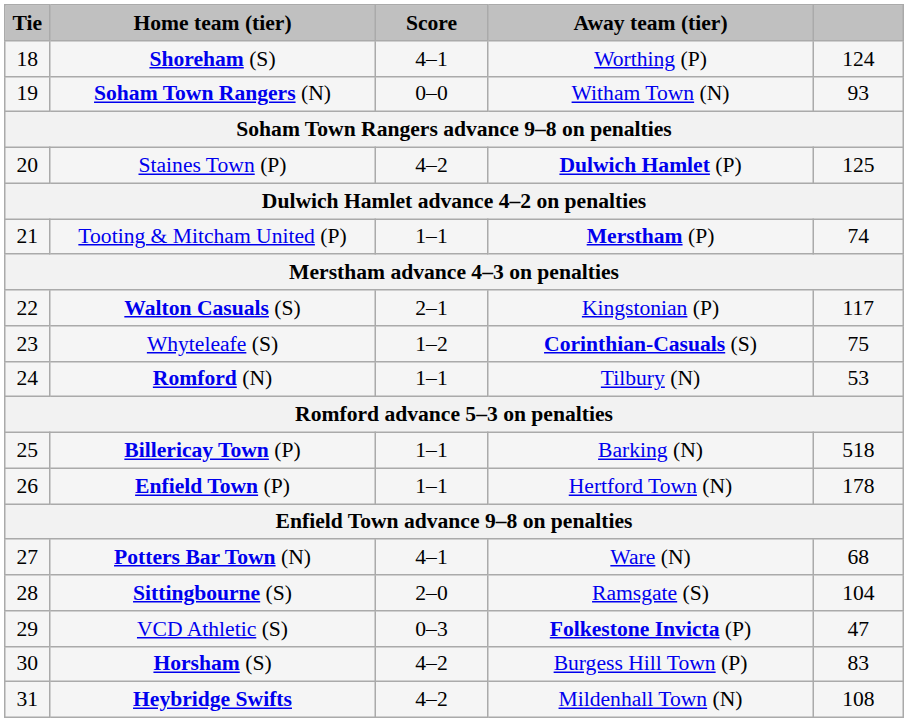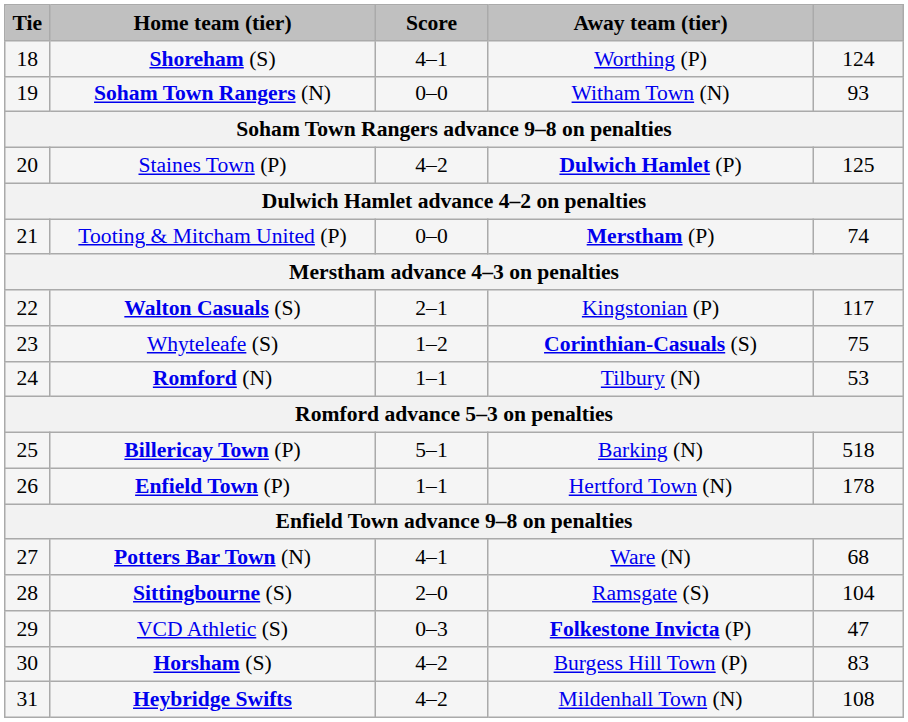(432, 236) 1–1 -> (432, 236) 0–0
(432, 450) 1–1 -> (432, 450) 5–1
